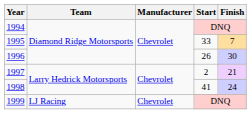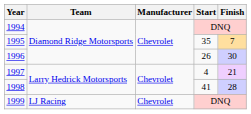(206, 42) 33 -> (206, 42) 35
(206, 72) 2 -> (206, 72) 4
(232, 87) 24 -> (232, 87) 28
